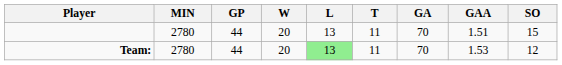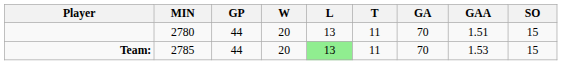(183, 50) 2780 -> (183, 50) 2785
(533, 50) 12 -> (533, 50) 15
